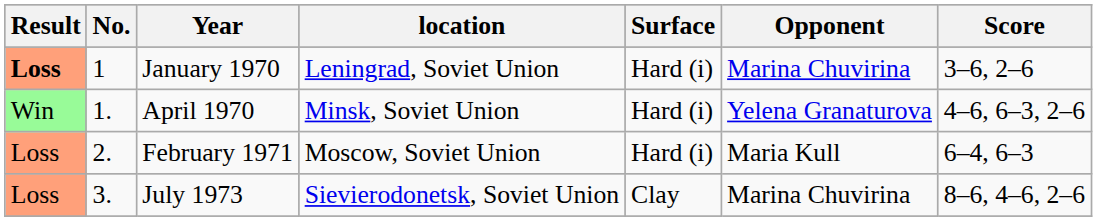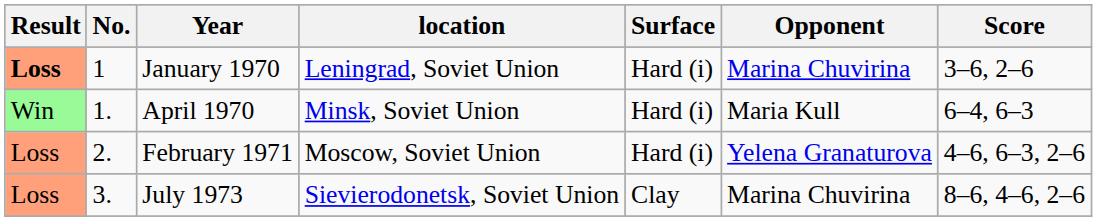(830, 110) Yelena Granaturova -> (784, 110) Maria Kull
(1014, 110) 4–6, 6–3, 2–6 -> (989, 110) 6–4, 6–3
(784, 152) Maria Kull -> (830, 152) Yelena Granaturova
(989, 152) 6–4, 6–3 -> (1014, 152) 4–6, 6–3, 2–6
